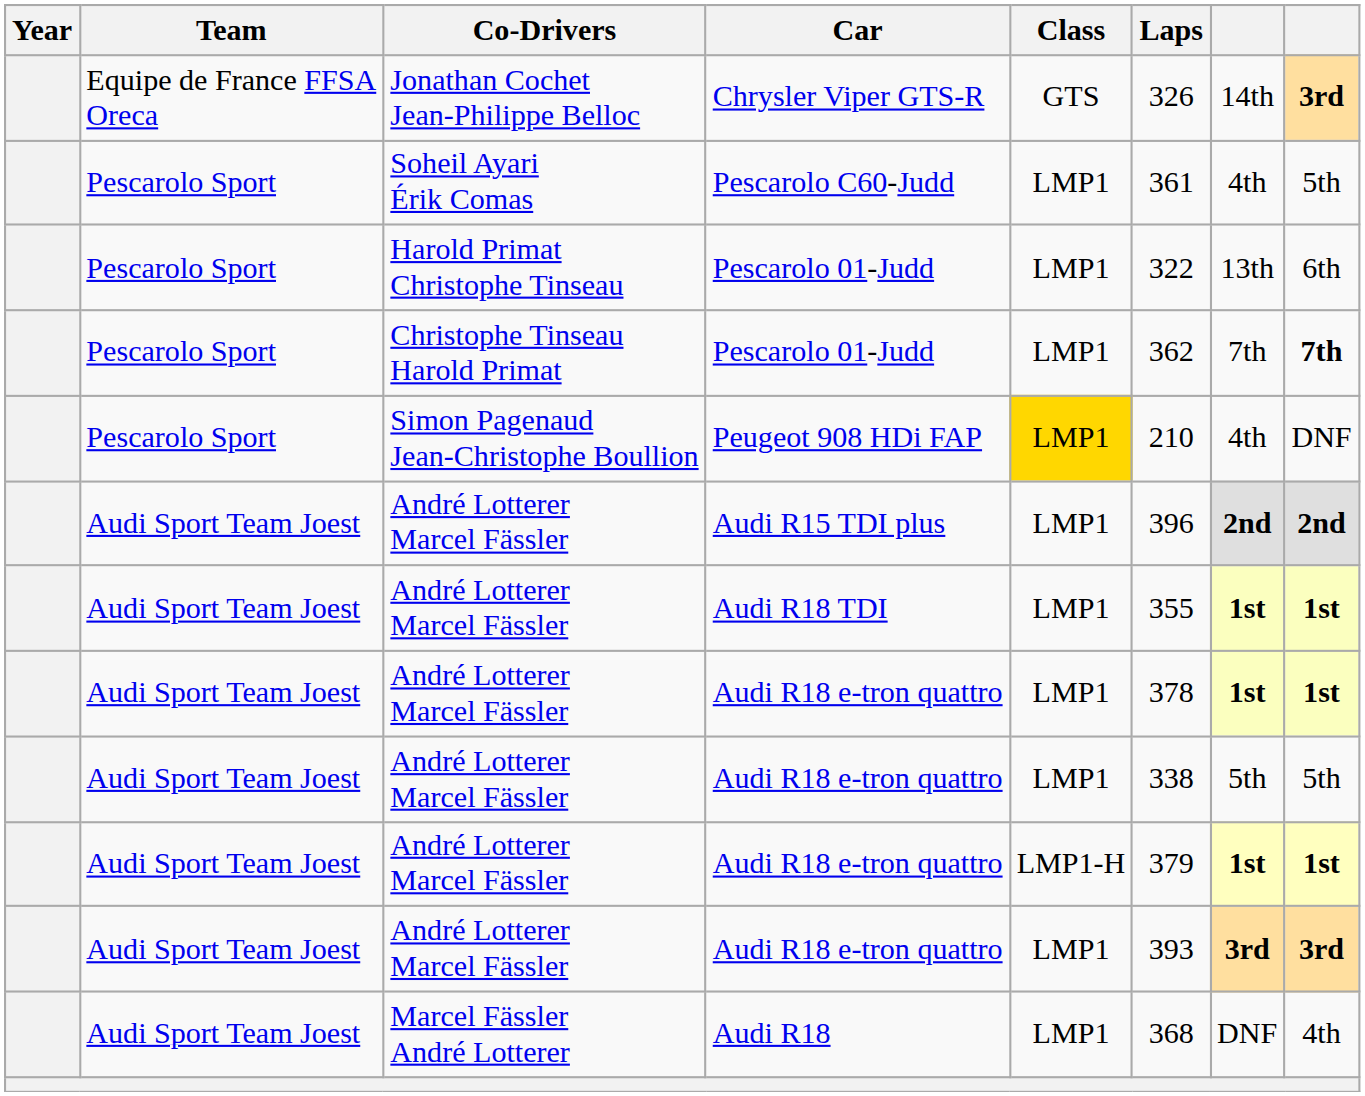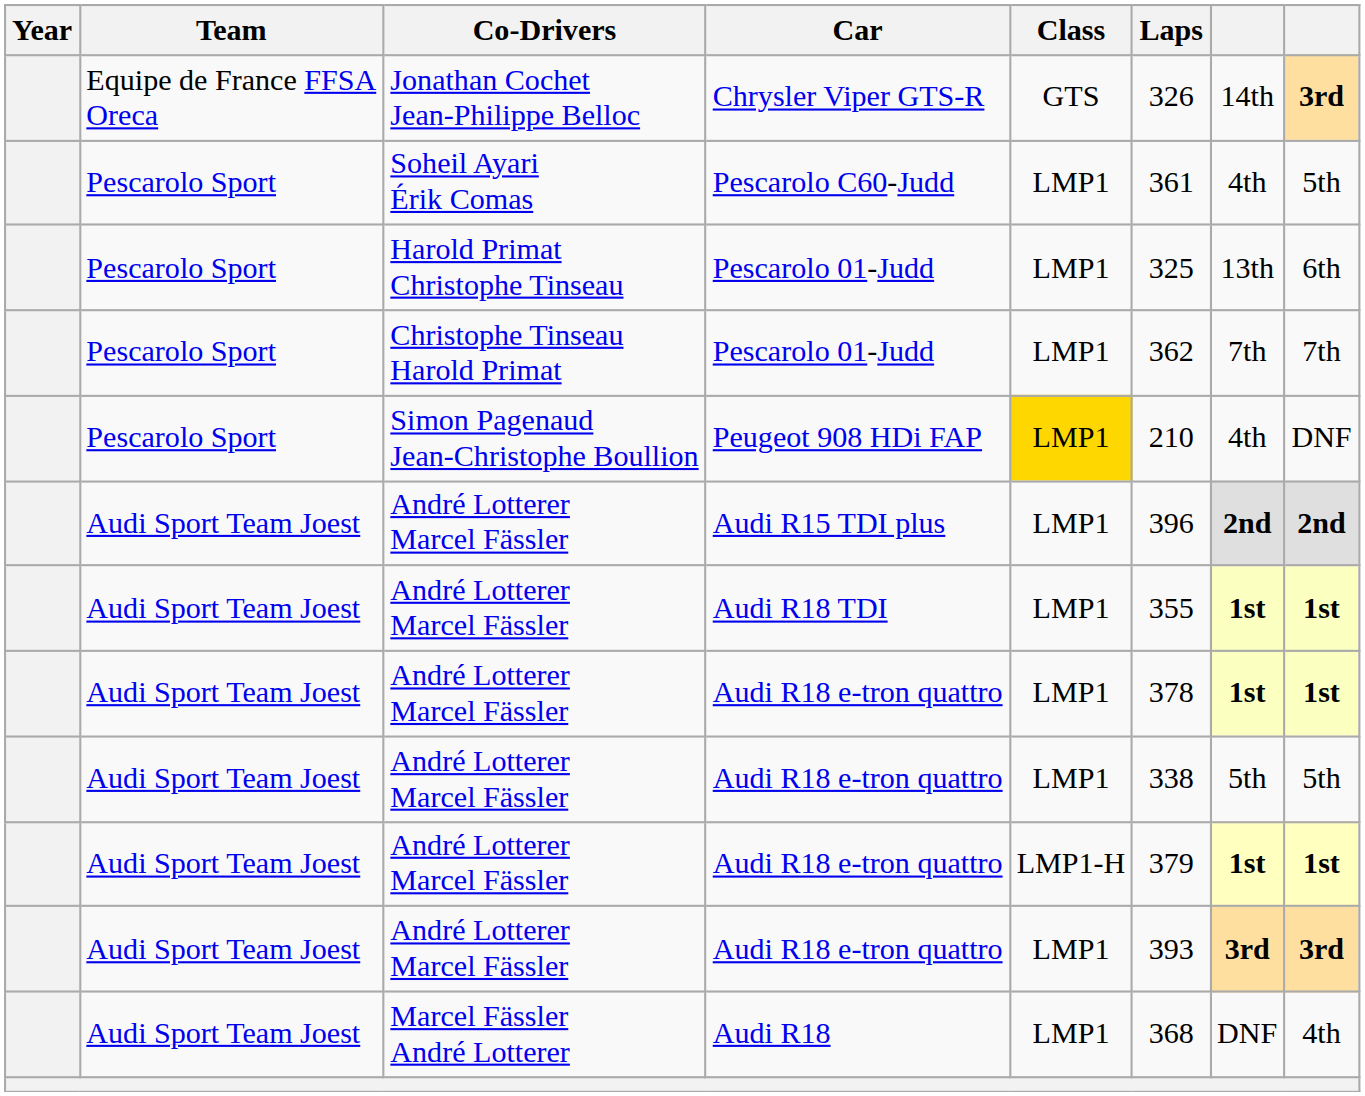(1171, 267) 322 -> (1171, 267) 325
(1321, 352) bold -> (1322, 352) normal
